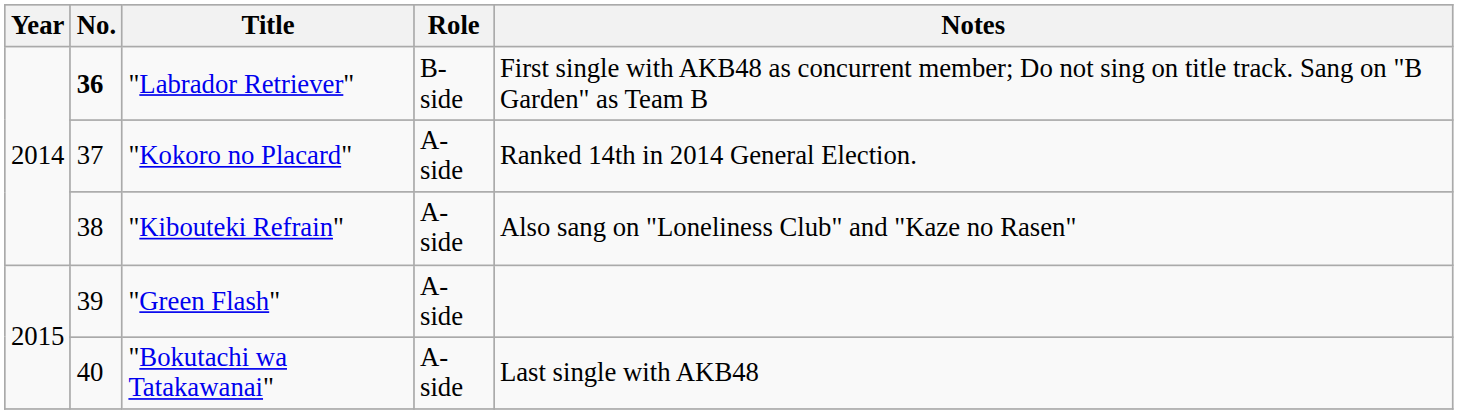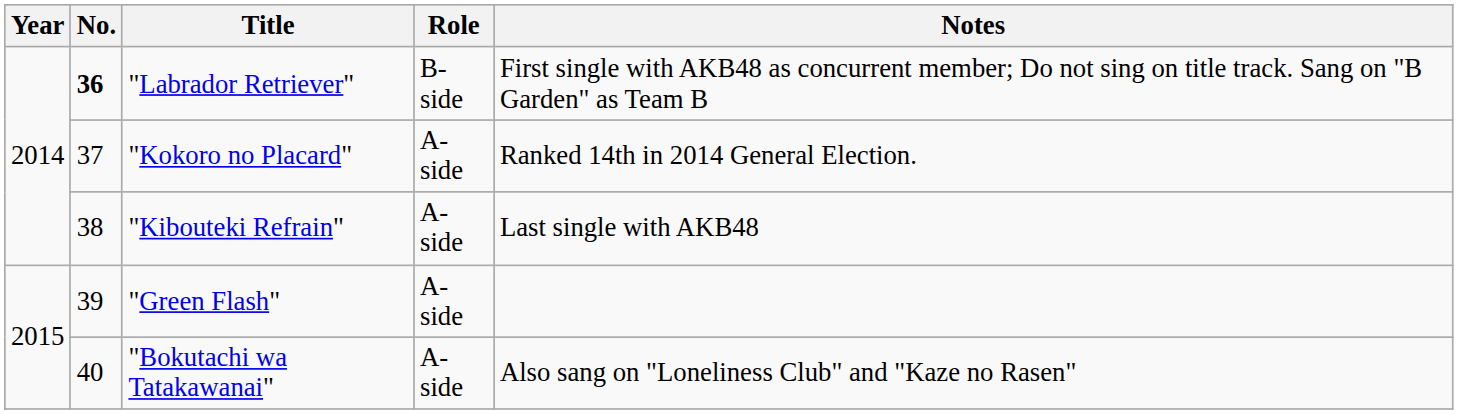(788, 227) Also sang on "Loneliness Club" and "Kaze no Rasen" -> (629, 227) Last single with AKB48
(629, 372) Last single with AKB48 -> (788, 372) Also sang on "Loneliness Club" and "Kaze no Rasen"
